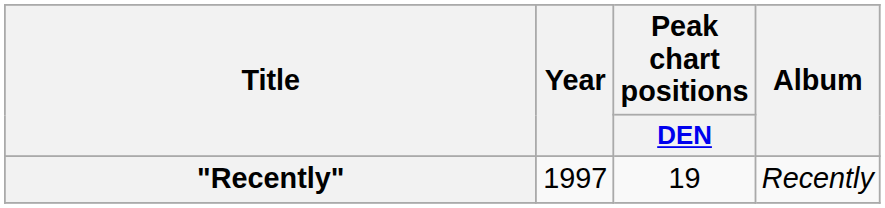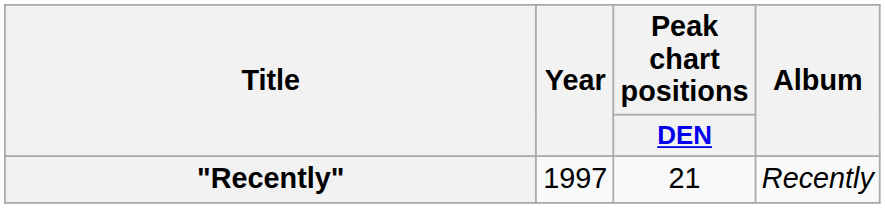(685, 178) 19 -> (685, 178) 21
